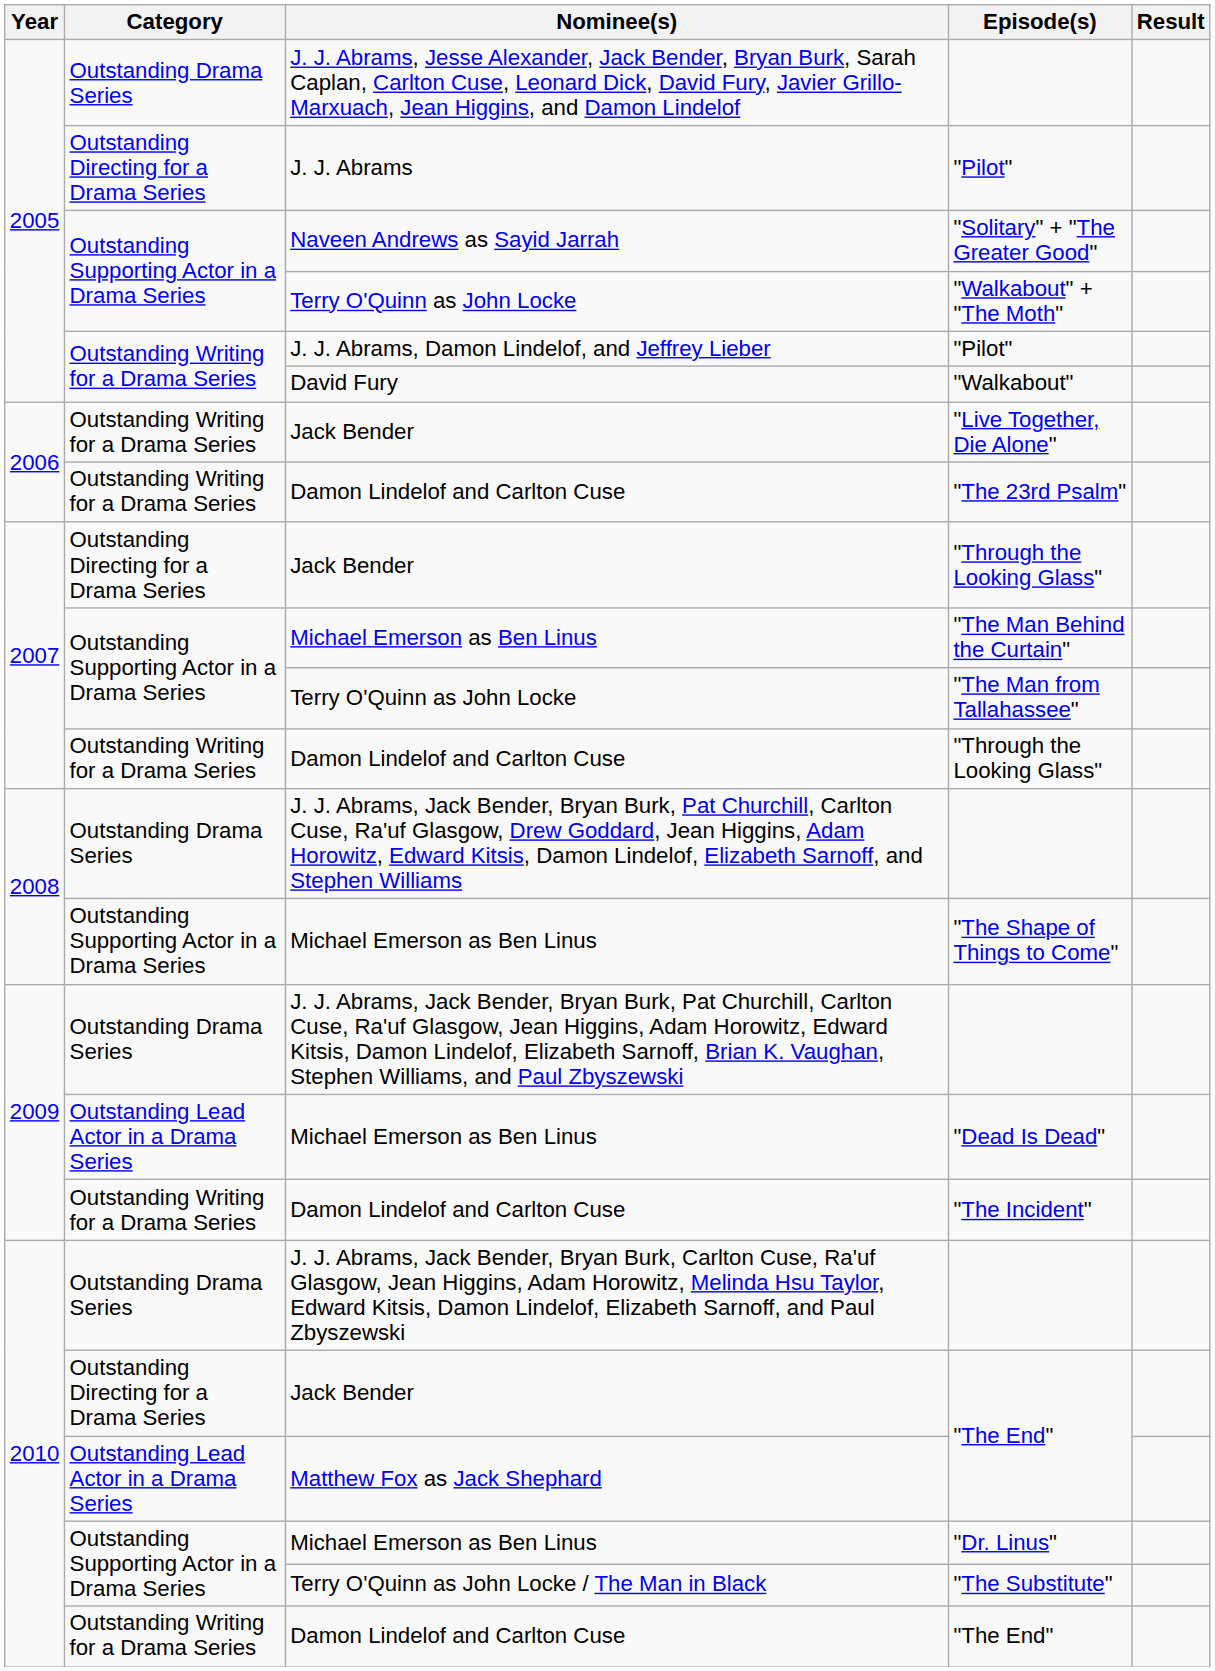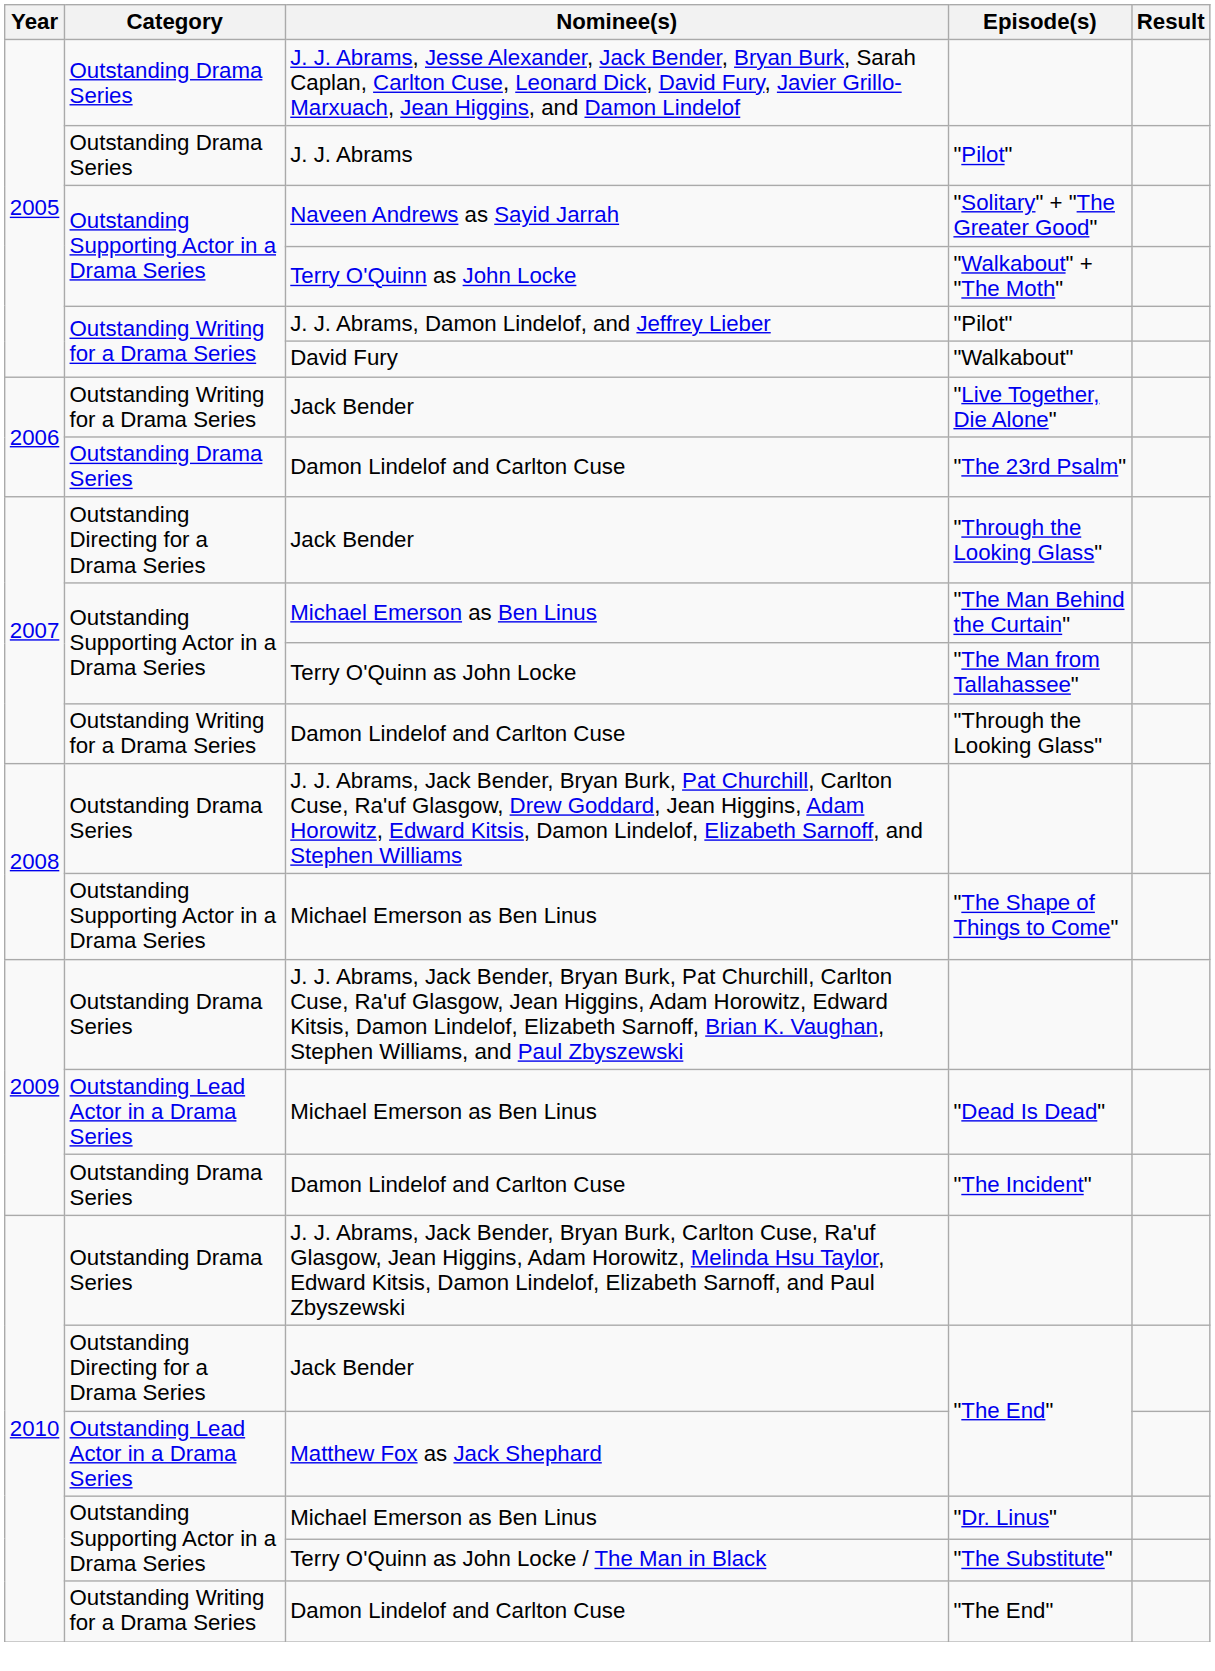(139, 167) Outstanding Directing for a Drama Series -> (166, 155) Outstanding Drama Series
(167, 491) Outstanding Writing for a Drama Series -> (166, 466) Outstanding Drama Series
(167, 1209) Outstanding Writing for a Drama Series -> (166, 1184) Outstanding Drama Series
